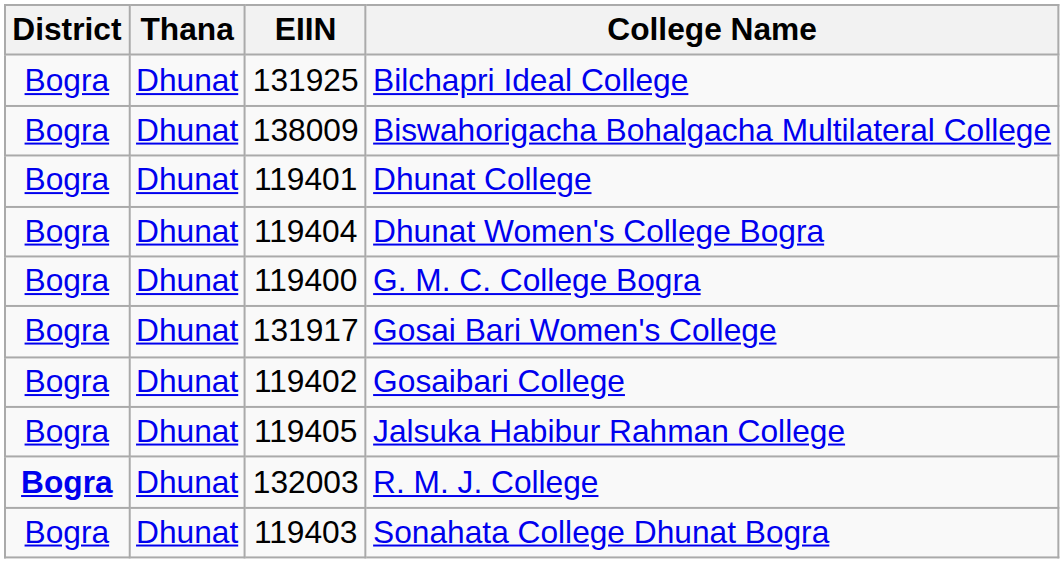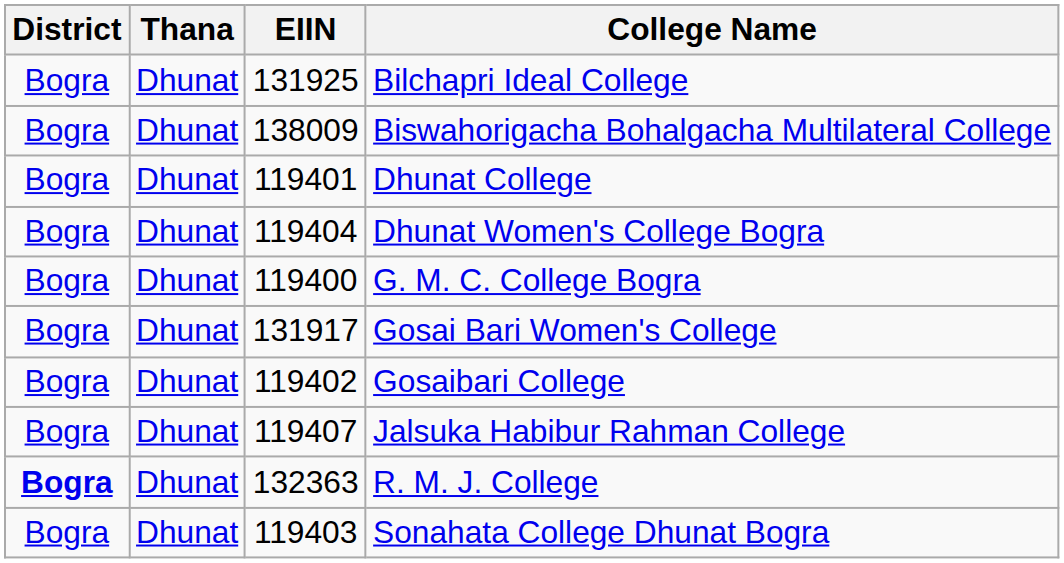(306, 431) 119405 -> (306, 431) 119407
(306, 481) 132003 -> (306, 481) 132363
